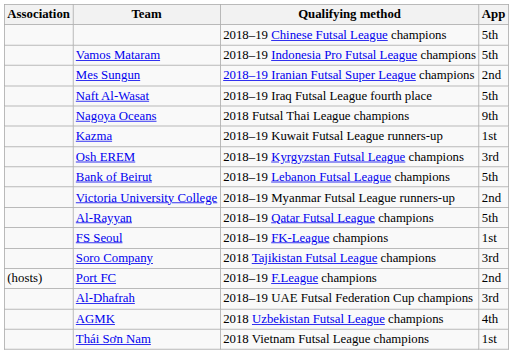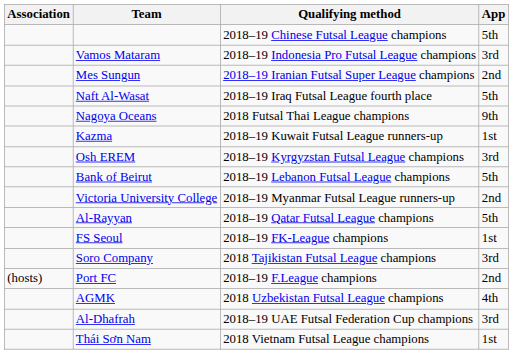(490, 55) 5th -> (490, 55) 3rd
rows swapped: (105, 298) <-> (95, 319)
